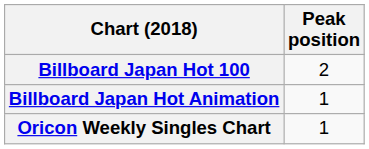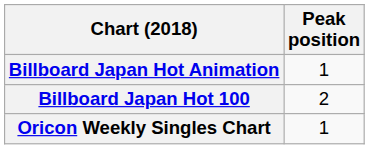rows swapped: (144, 69) <-> (144, 98)
